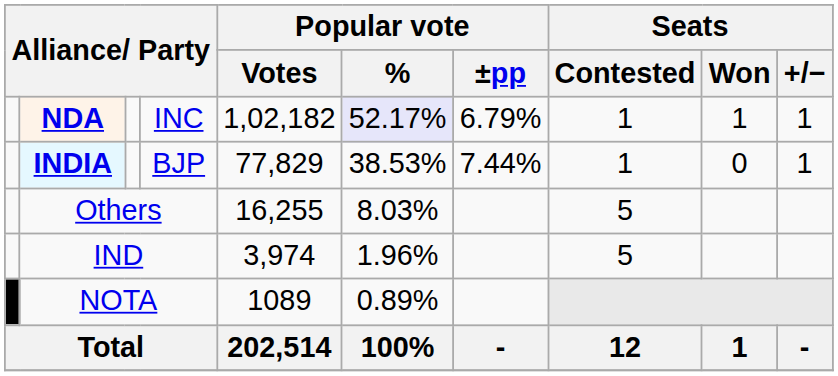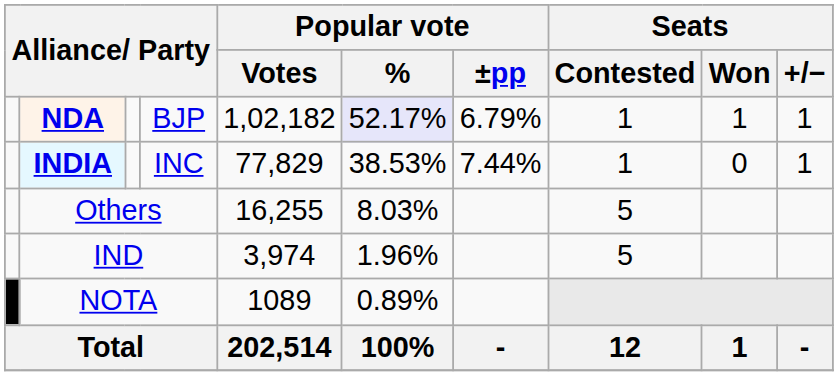(179, 118) INC -> (179, 118) BJP
(179, 164) BJP -> (179, 164) INC
